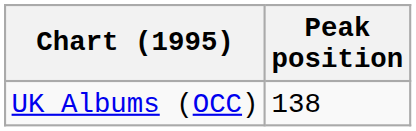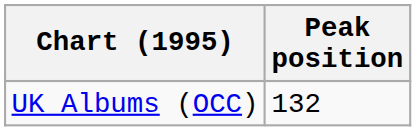(296, 104) 138 -> (296, 104) 132
